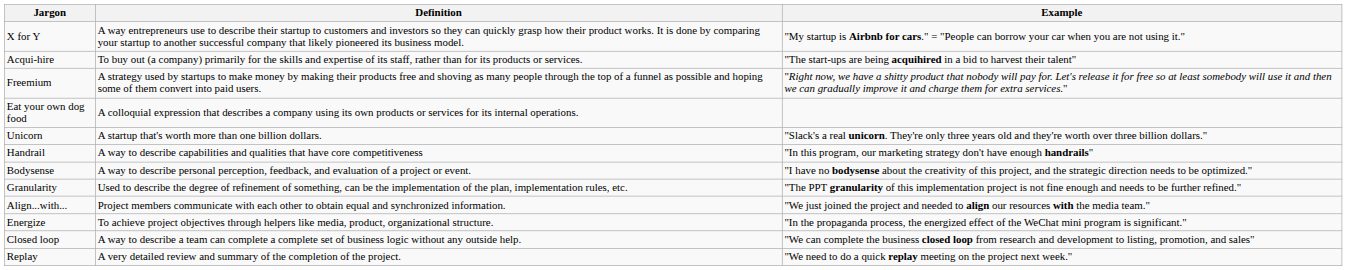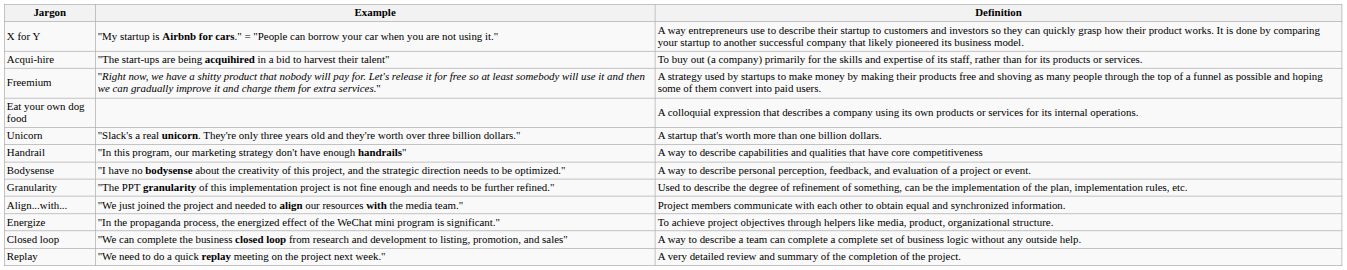columns swapped: (439, 13) <-> (1062, 13)
